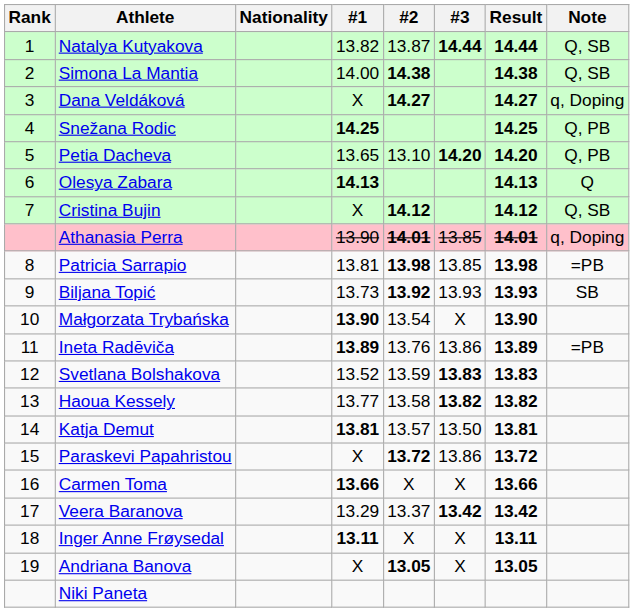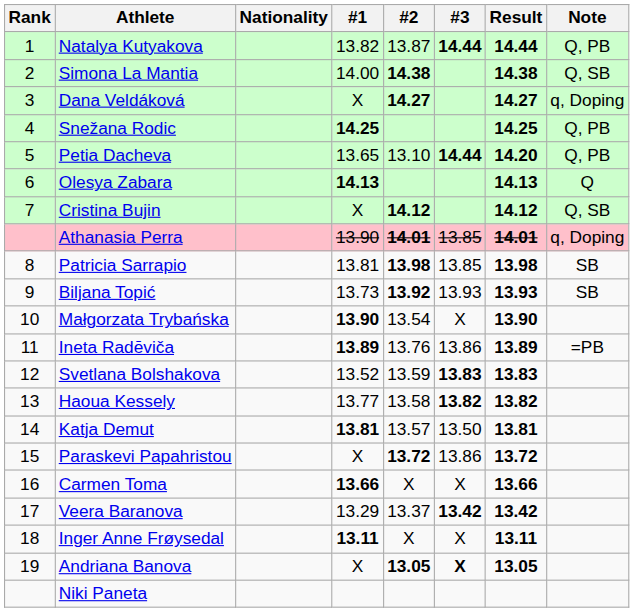(587, 45) Q, SB -> (587, 45) Q, PB
(460, 155) 14.20 -> (460, 155) 14.44
(587, 264) =PB -> (587, 264) SB
(460, 566) normal -> (460, 566) bold
